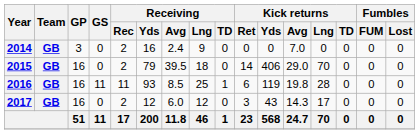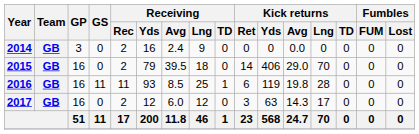(297, 48) 7.0 -> (297, 48) 0.0
(271, 102) 43 -> (271, 102) 63
